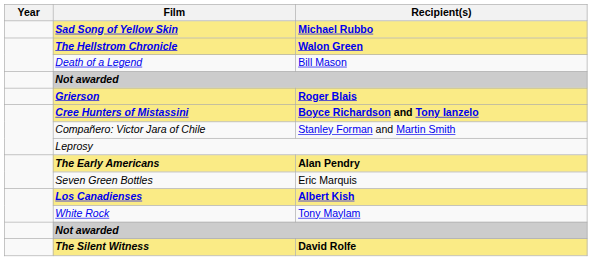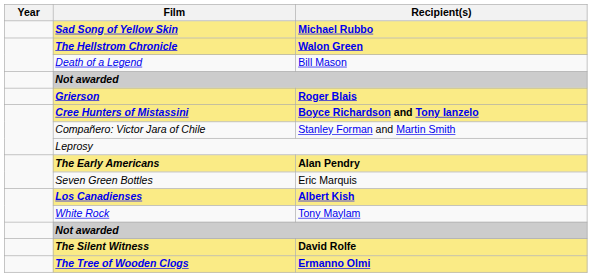+ row: (122, 264)
